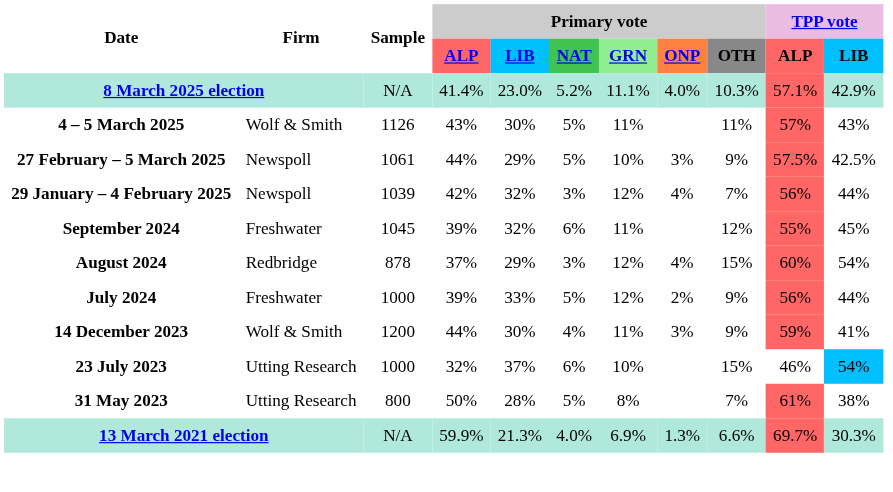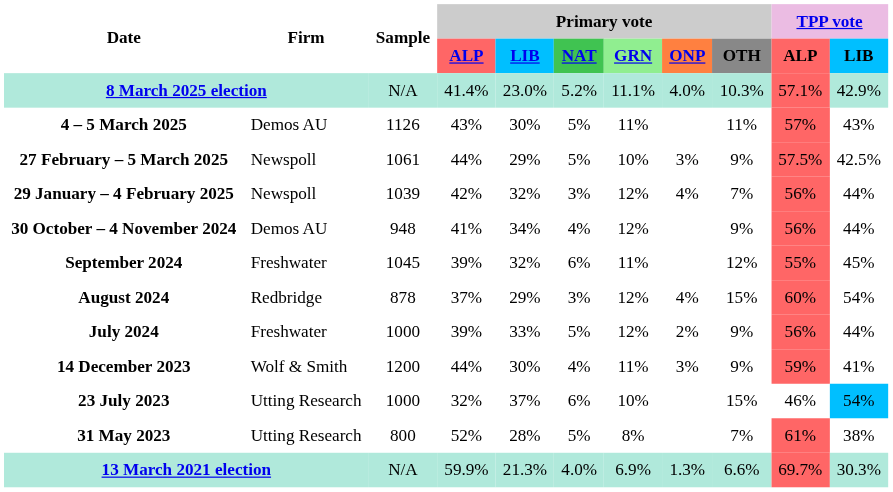(294, 124) Wolf & Smith -> (289, 124) Demos AU
+ row: (124, 228)
(461, 400) 50% -> (466, 435) 52%
